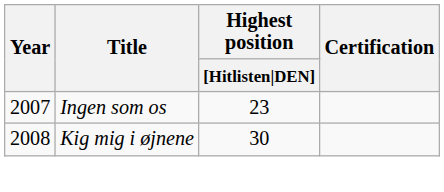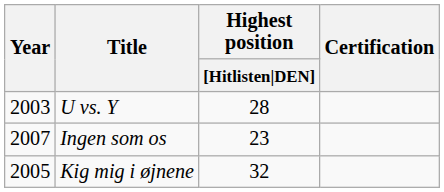+ row: (89, 107)
(30, 139) 2008 -> (30, 171) 2005
(259, 139) 30 -> (259, 171) 32
